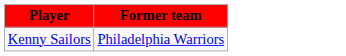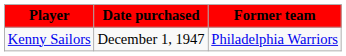+ column: (151, 16)
